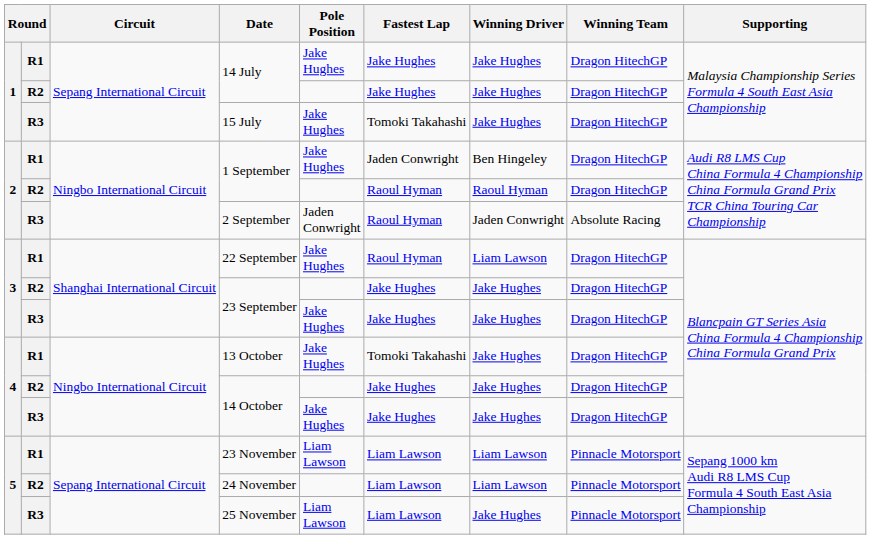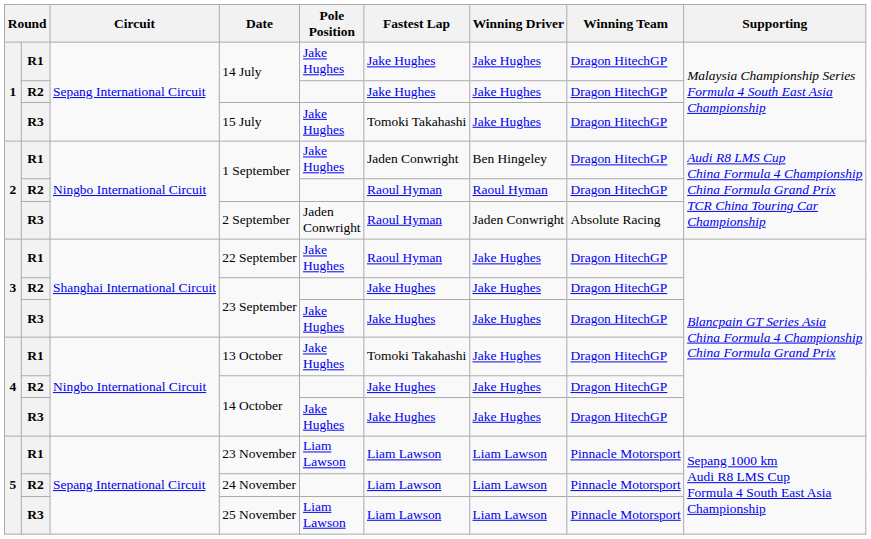(510, 257) Liam Lawson -> (507, 257) Jake Hughes
(507, 514) Jake Hughes -> (510, 514) Liam Lawson
